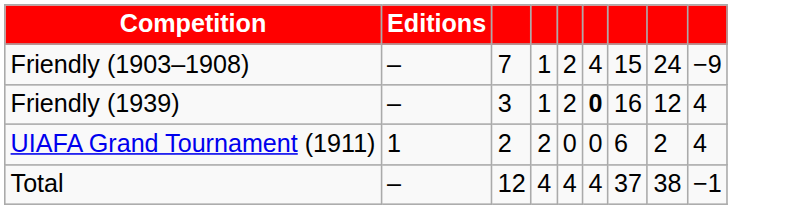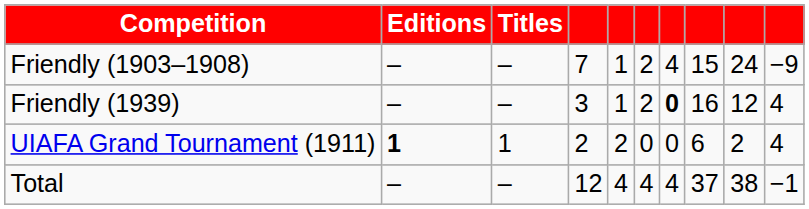+ column: (530, 24)
(394, 143) normal -> (394, 143) bold
